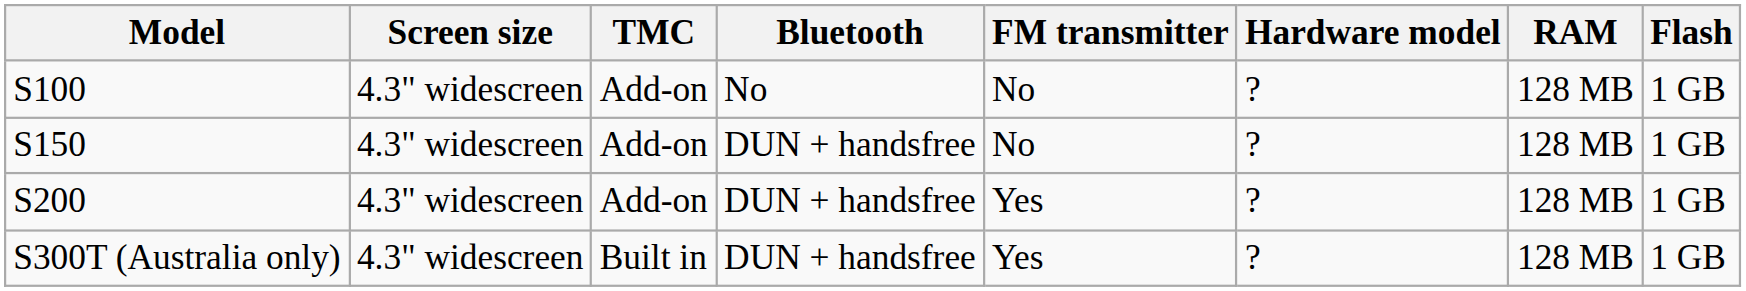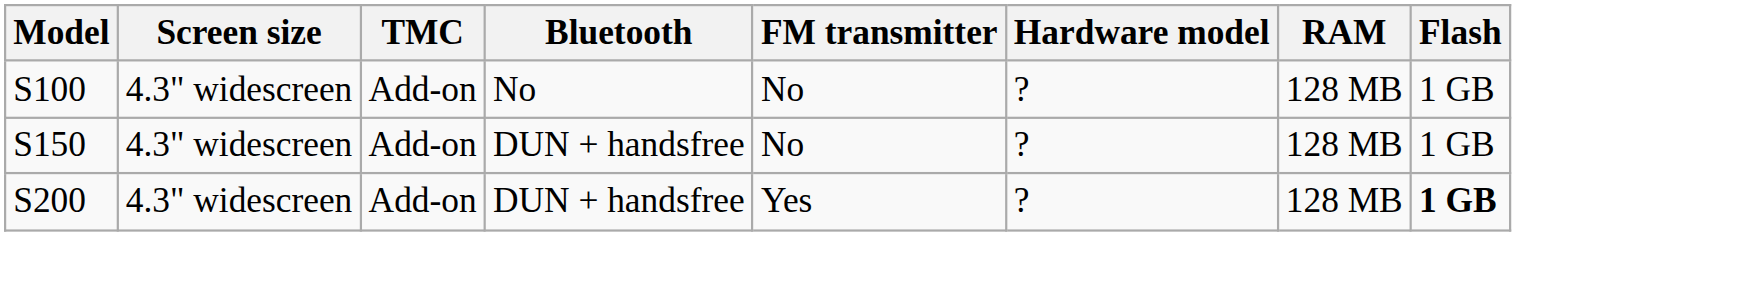(1688, 200) normal -> (1458, 200) bold
- row: (177, 256)
